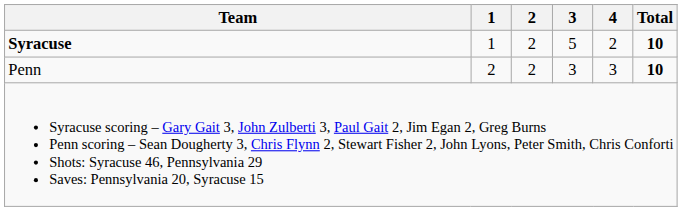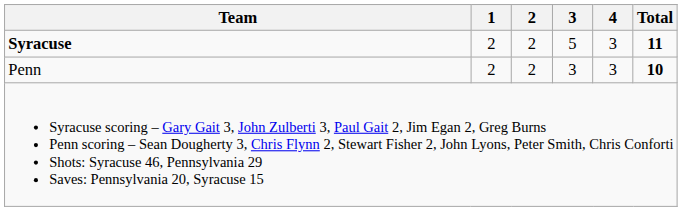(491, 43) 1 -> (491, 43) 2
(613, 43) 2 -> (613, 43) 3
(655, 43) 10 -> (655, 43) 11
